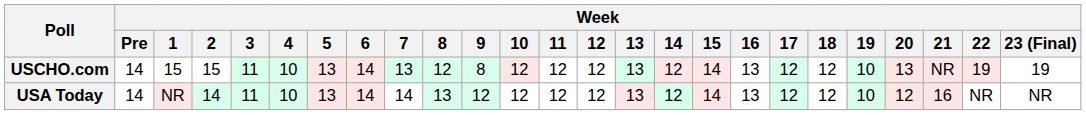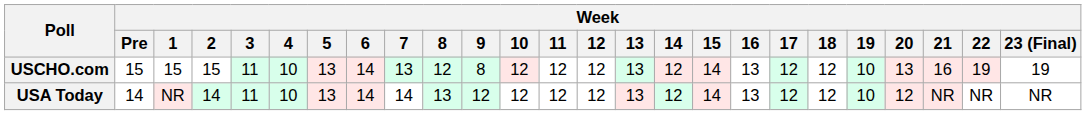(134, 69) 14 -> (134, 69) 15
(943, 69) NR -> (943, 69) 16
(943, 95) 16 -> (943, 95) NR
